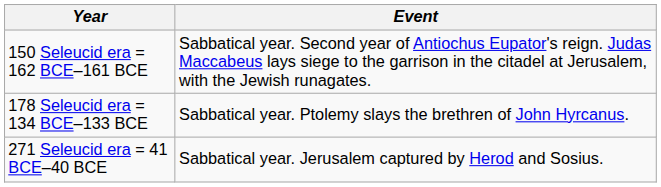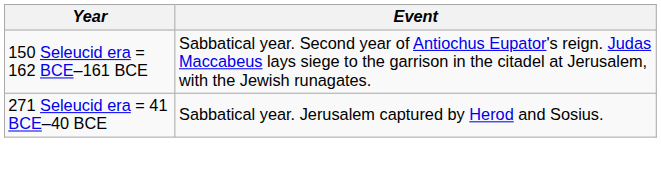- row: (78, 115)
